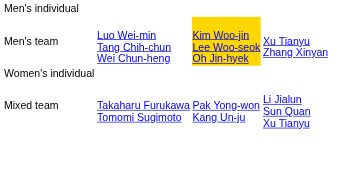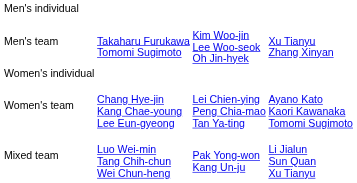(134, 47) Luo Wei-min Tang Chih-chun Wei Chun-heng -> (143, 47) Takaharu Furukawa Tomomi Sugimoto
(226, 47) gold background -> (226, 47) no background
+ row: (39, 106)
(143, 112) Takaharu Furukawa Tomomi Sugimoto -> (134, 162) Luo Wei-min Tang Chih-chun Wei Chun-heng
